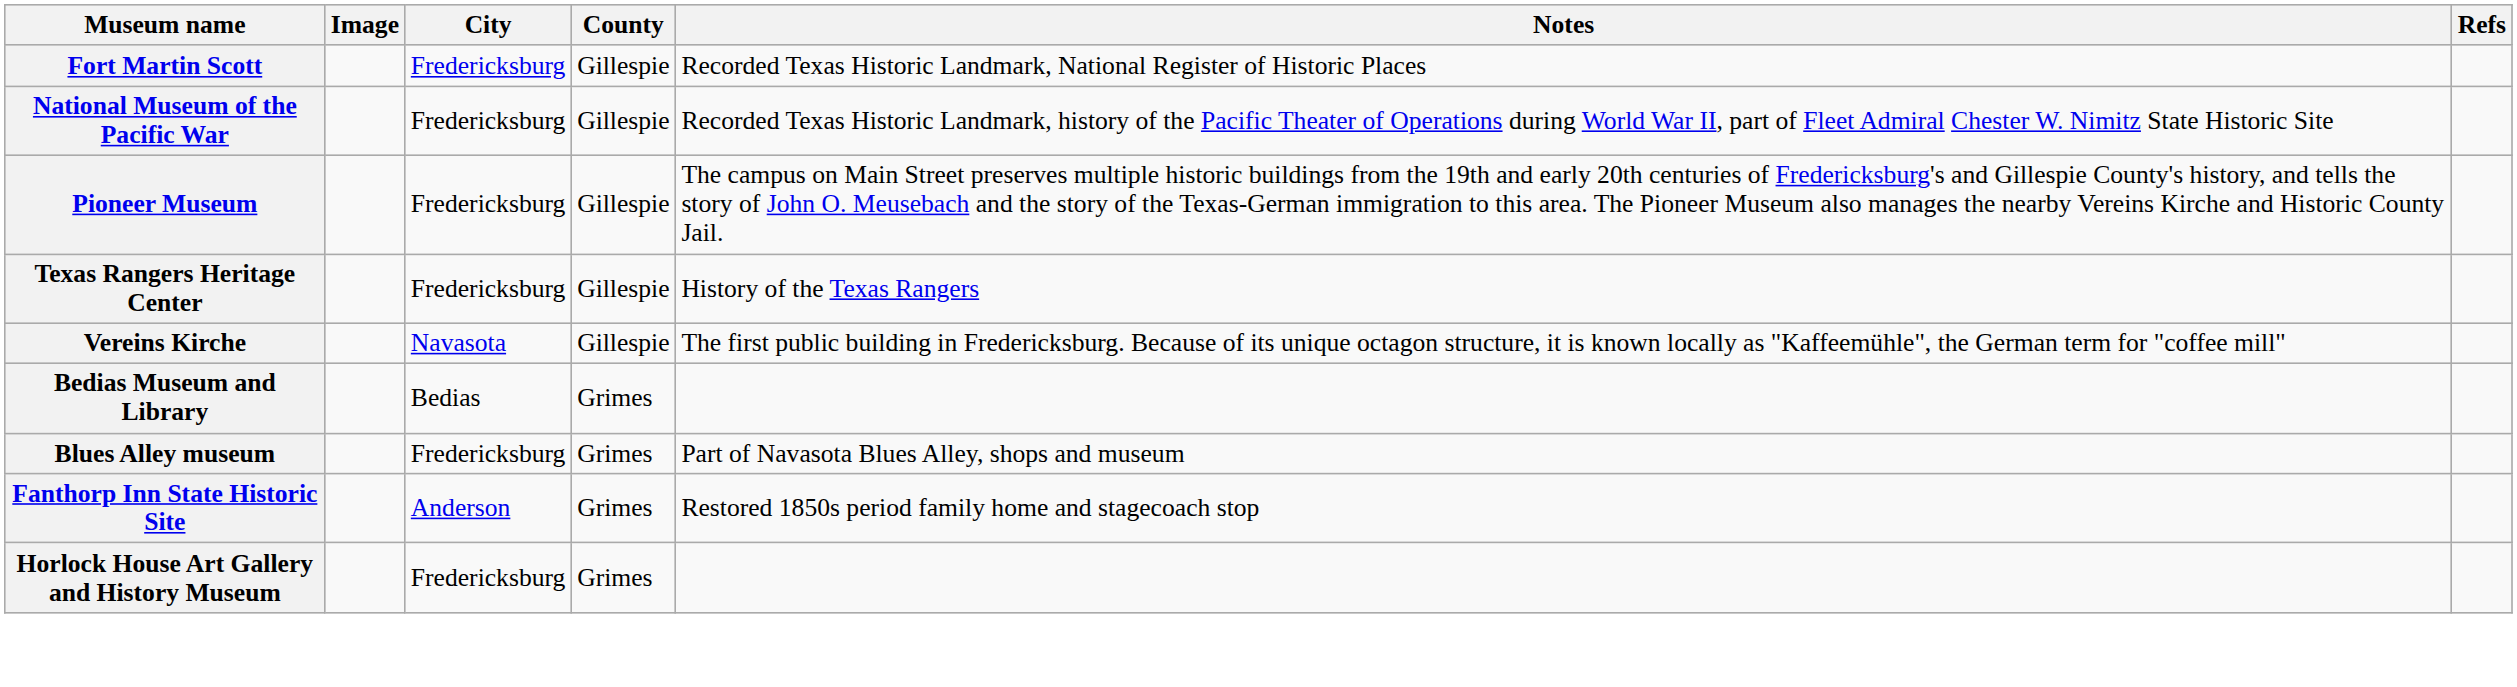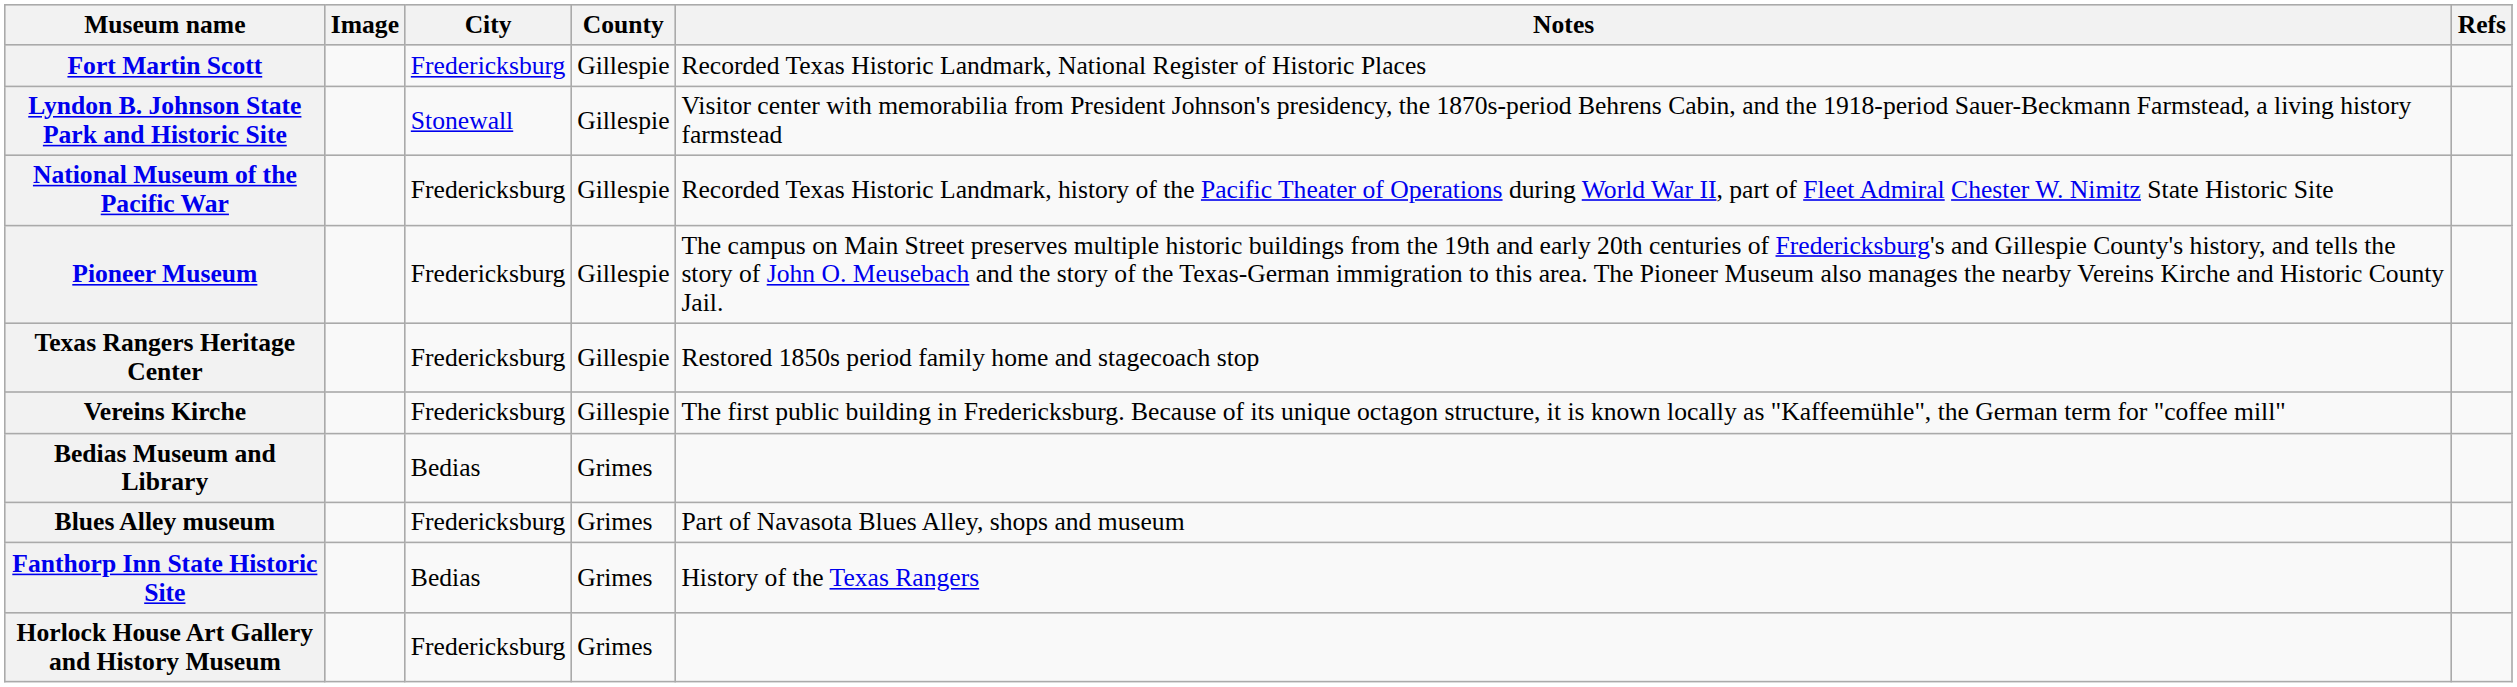+ row: (165, 120)
(830, 288) History of the Texas Rangers -> (970, 357) Restored 1850s period family home and stagecoach stop
(458, 342) Navasota -> (488, 412) Fredericksburg
(461, 508) Anderson -> (446, 577) Bedias
(970, 508) Restored 1850s period family home and stagecoach stop -> (830, 577) History of the Texas Rangers
